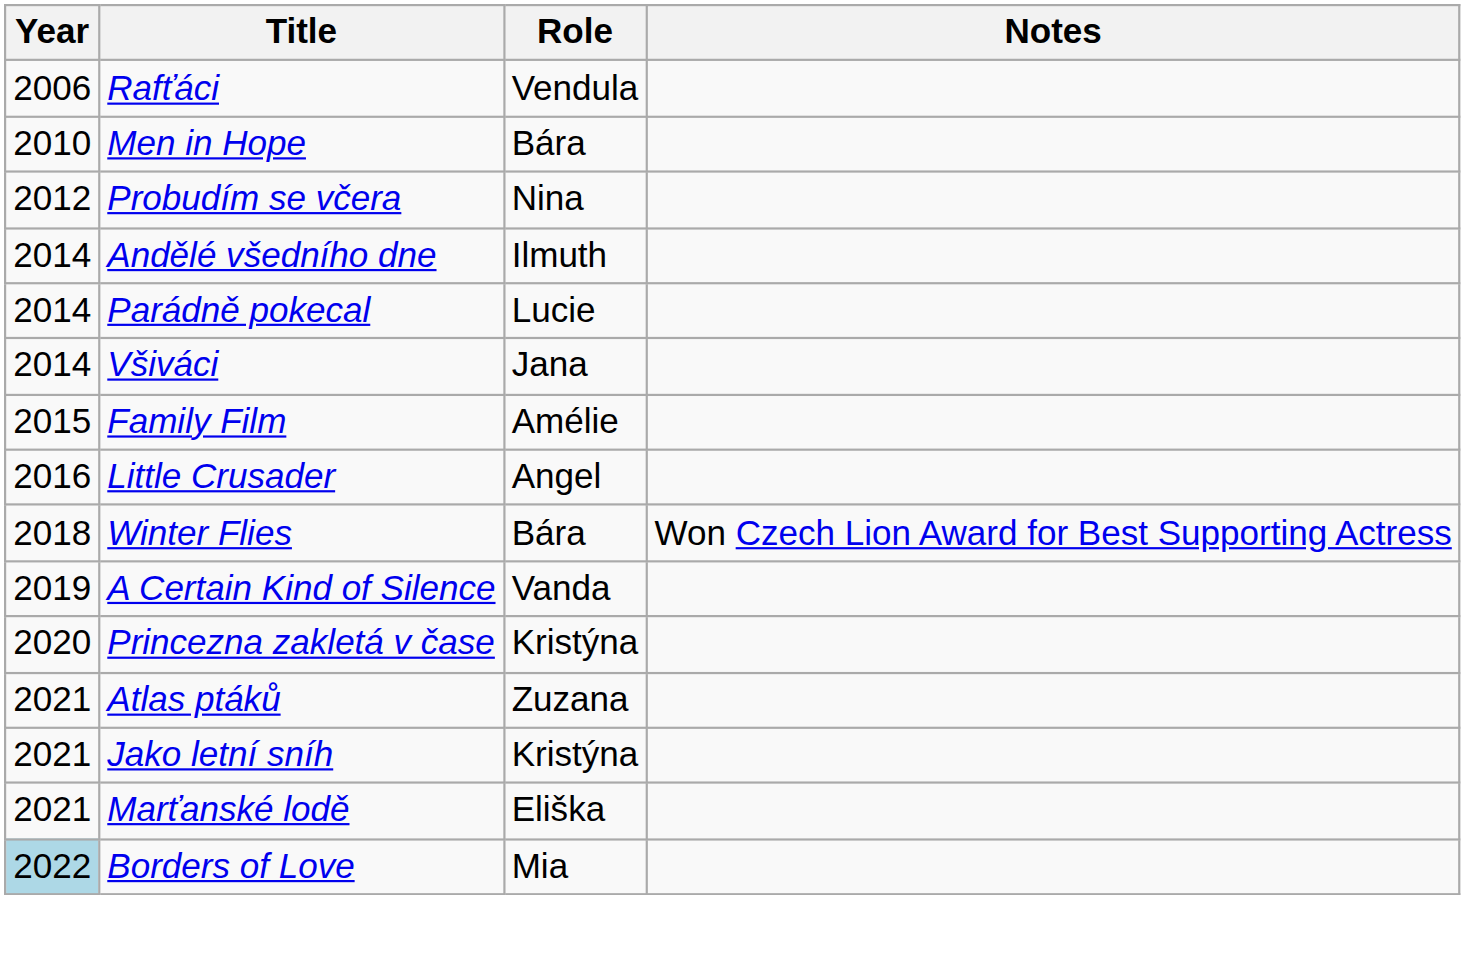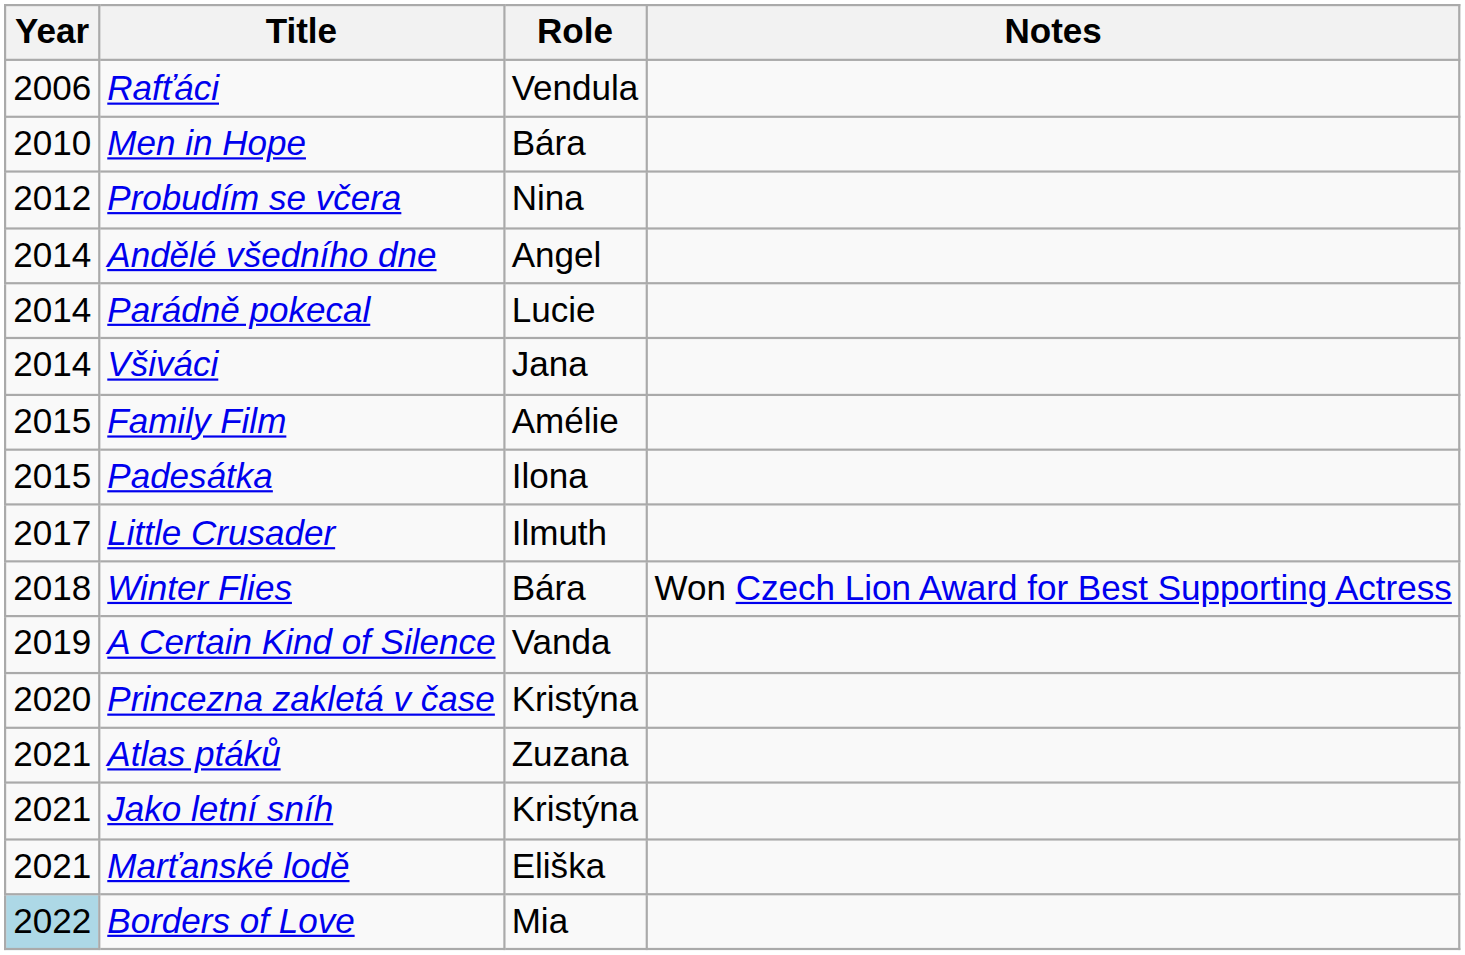(559, 254) Ilmuth -> (556, 254) Angel
+ row: (190, 476)
(52, 476) 2016 -> (52, 532) 2017
(556, 476) Angel -> (559, 532) Ilmuth
